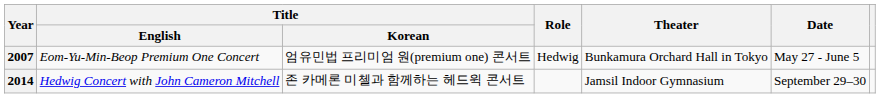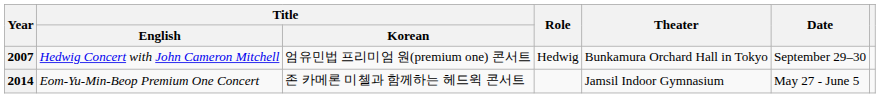(149, 57) Eom-Yu-Min-Beop Premium One Concert -> (160, 57) Hedwig Concert with John Cameron Mitchell
(817, 57) May 27 - June 5 -> (820, 57) September 29–30
(160, 81) Hedwig Concert with John Cameron Mitchell -> (149, 81) Eom-Yu-Min-Beop Premium One Concert
(820, 81) September 29–30 -> (817, 81) May 27 - June 5
